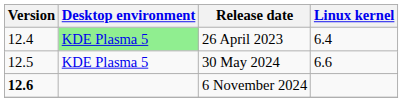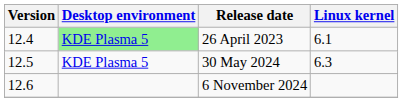(323, 39) 6.4 -> (323, 39) 6.1
(323, 62) 6.6 -> (323, 62) 6.3
(21, 85) bold -> (21, 85) normal
